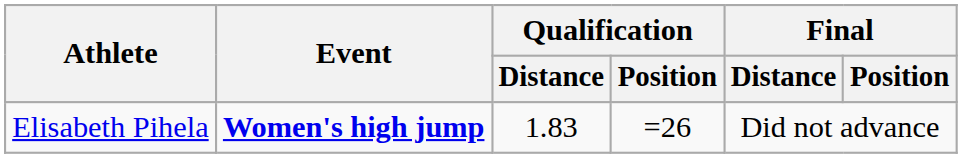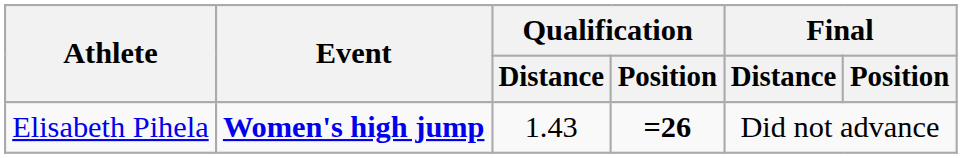(551, 127) 1.83 -> (551, 127) 1.43
(667, 127) normal -> (667, 127) bold
